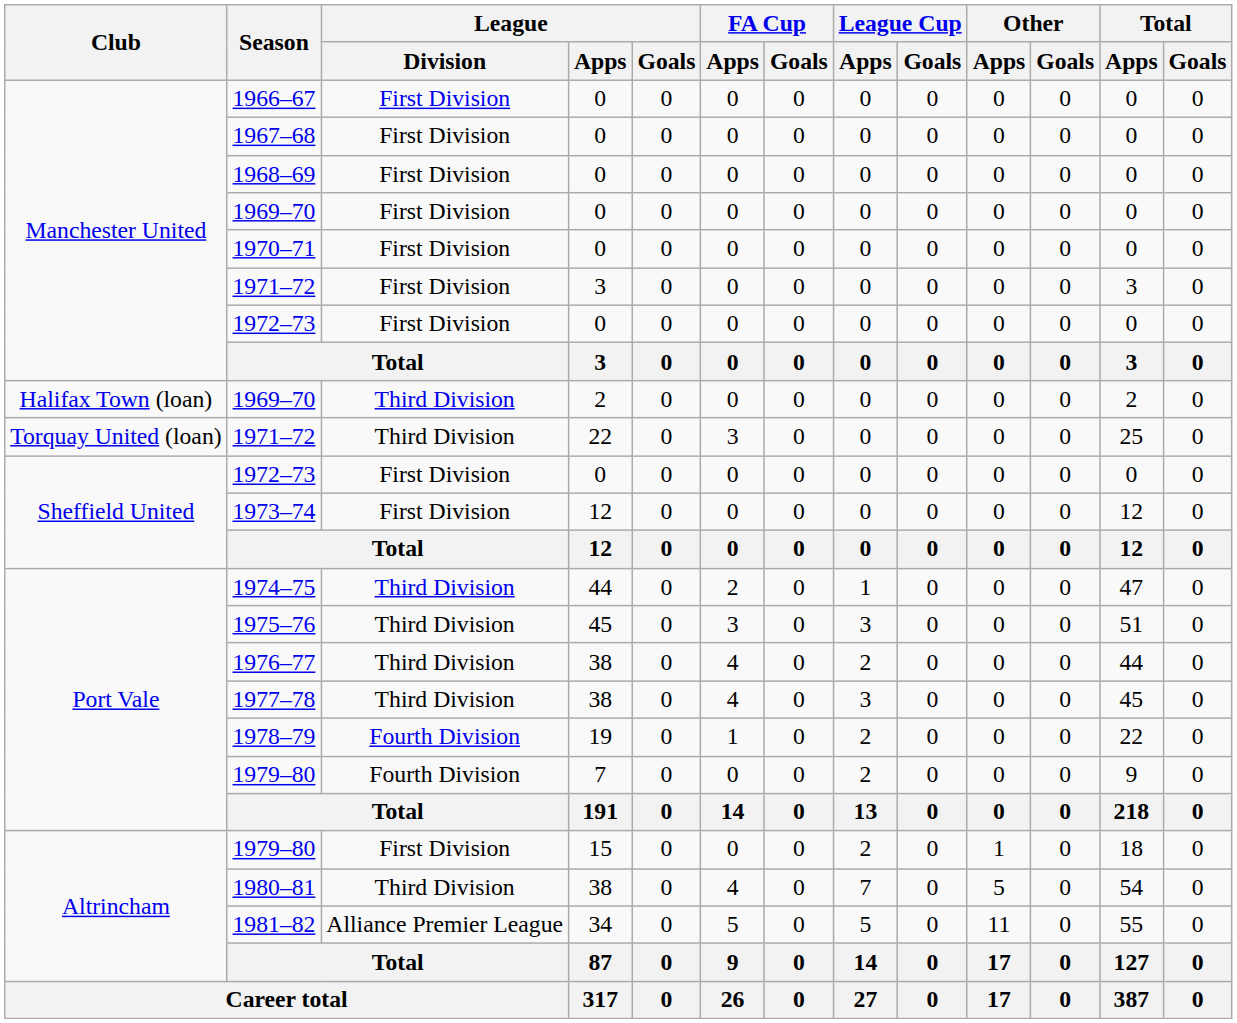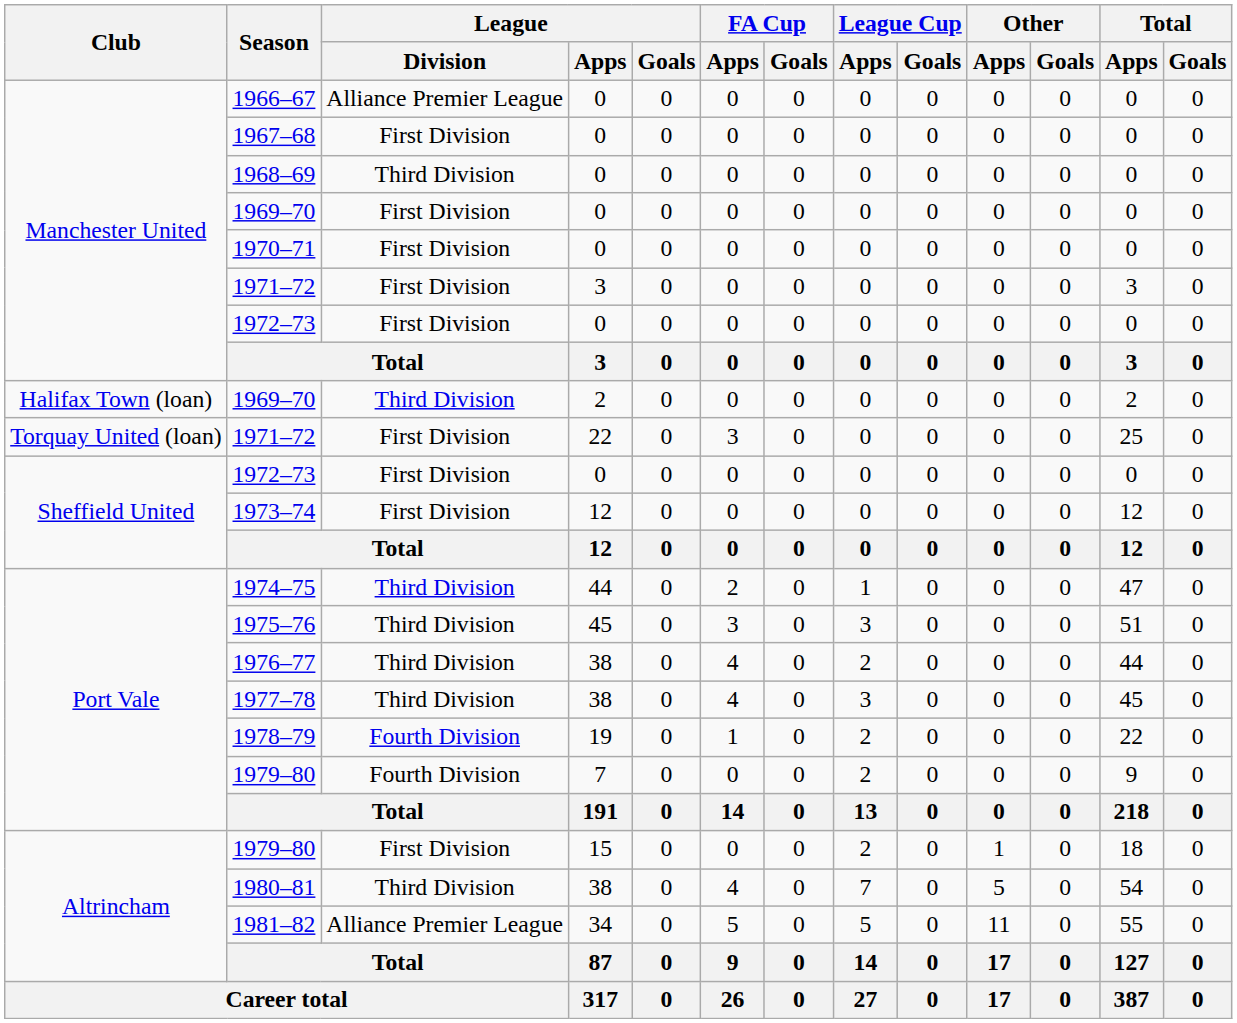(445, 98) First Division -> (445, 98) Alliance Premier League
(445, 173) First Division -> (445, 173) Third Division
(445, 436) Third Division -> (445, 436) First Division
